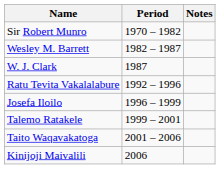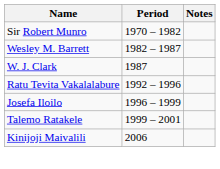- row: (52, 137)
